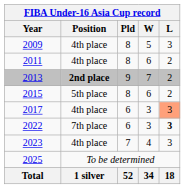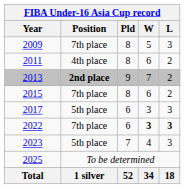(89, 45) 4th place -> (89, 45) 7th place
(89, 94) 5th place -> (89, 94) 7th place
(89, 110) 4th place -> (89, 110) 5th place
(170, 110) lightsalmon background -> (170, 110) no background
(149, 126) normal -> (149, 126) bold
(89, 143) 4th place -> (89, 143) 5th place
